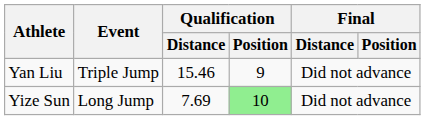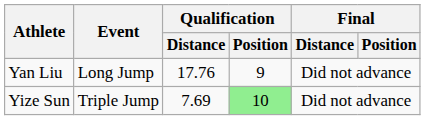(118, 72) Triple Jump -> (116, 72) Long Jump
(196, 72) 15.46 -> (196, 72) 17.76
(116, 100) Long Jump -> (118, 100) Triple Jump
